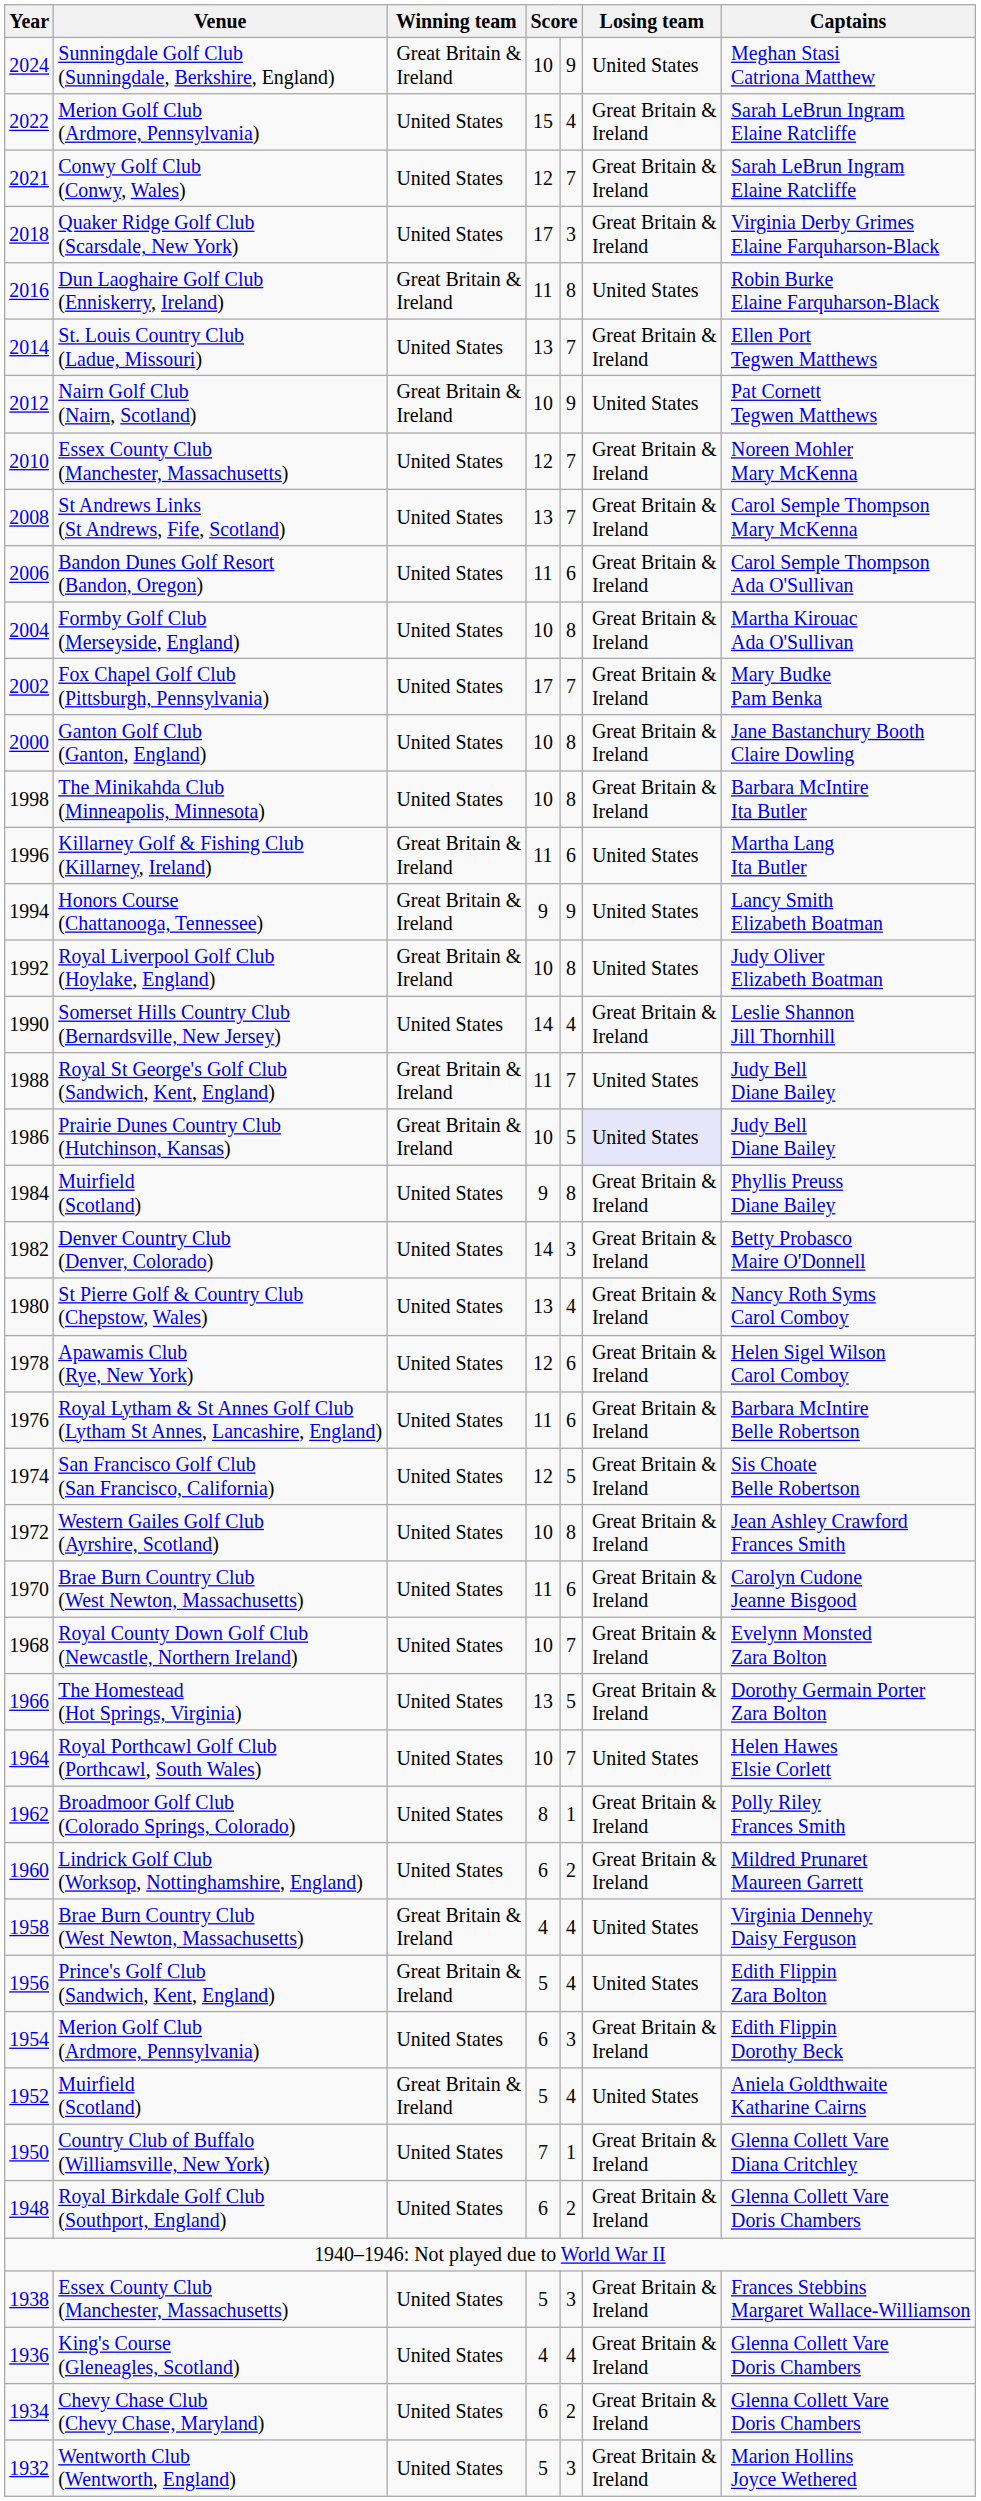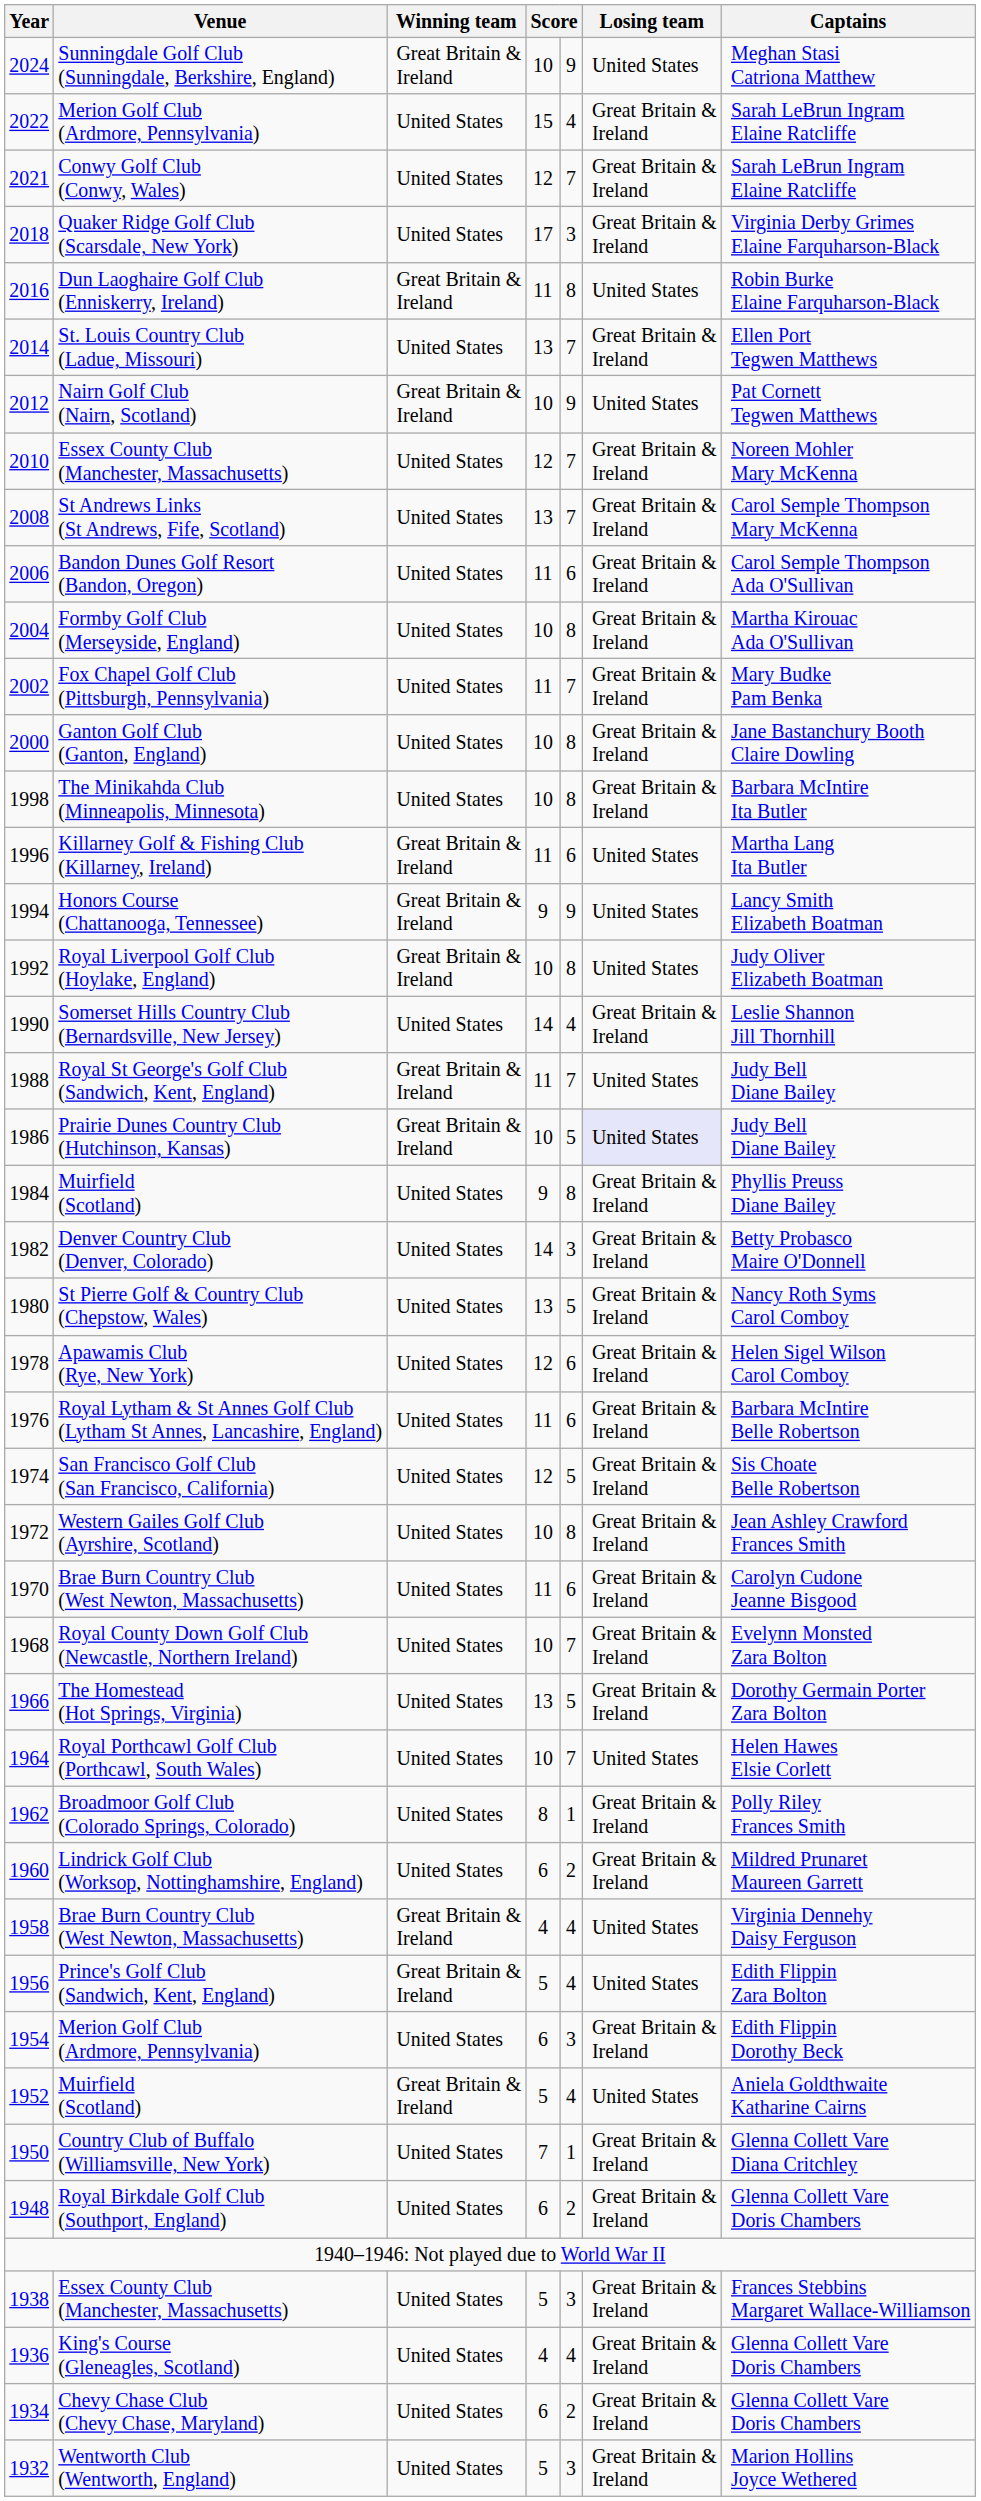(543, 686) 17 -> (543, 686) 11
(571, 1306) 4 -> (571, 1306) 5
